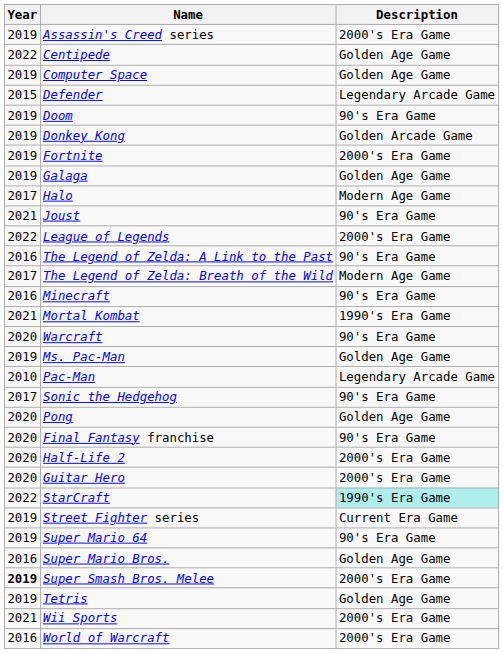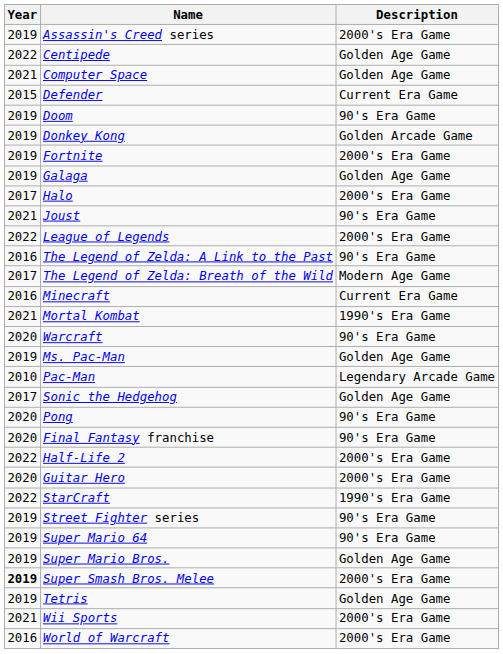(22, 75) 2019 -> (22, 75) 2021
(417, 95) Legendary Arcade Game -> (398, 95) Current Era Game
(395, 196) Modern Age Game -> (395, 196) 2000's Era Game
(387, 296) 90's Era Game -> (398, 296) Current Era Game
(387, 397) 90's Era Game -> (395, 397) Golden Age Game
(395, 417) Golden Age Game -> (387, 417) 90's Era Game
(22, 457) 2020 -> (22, 457) 2022
(395, 498) paleturquoise background -> (395, 498) no background
(398, 518) Current Era Game -> (387, 518) 90's Era Game
(22, 558) 2016 -> (22, 558) 2019
